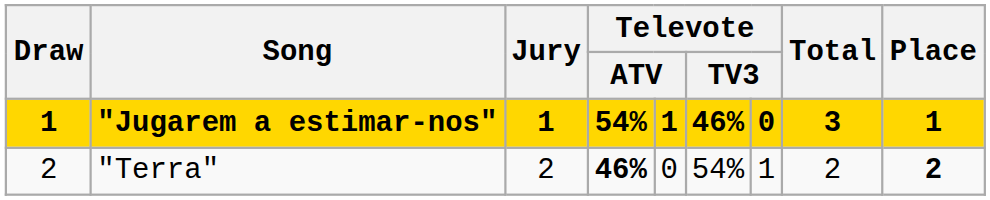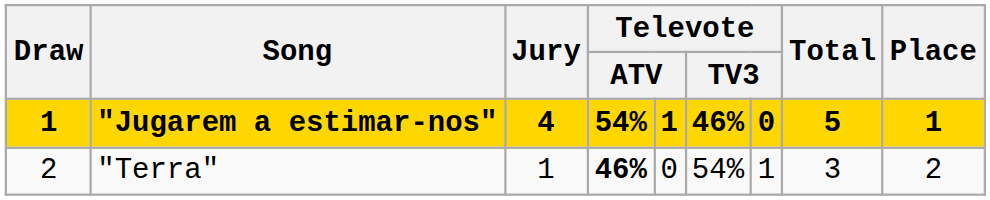(546, 123) 1 -> (546, 123) 4
(833, 123) 3 -> (833, 123) 5
(546, 170) 2 -> (546, 170) 1
(833, 170) 2 -> (833, 170) 3
(933, 170) bold -> (933, 170) normal
